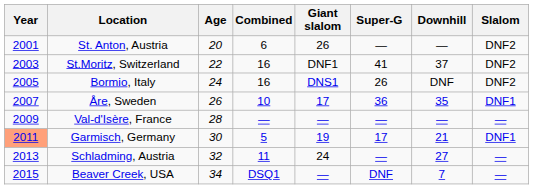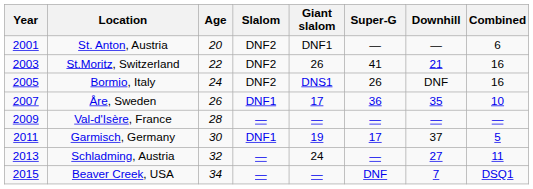columns swapped: (500, 20) <-> (264, 20)
(323, 45) 26 -> (317, 45) DNF1
(323, 63) DNF1 -> (317, 63) 26
(442, 63) 37 -> (436, 63) 21
(26, 138) lightsalmon background -> (26, 138) no background
(442, 138) 21 -> (436, 138) 37
